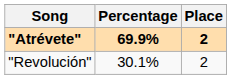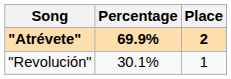(204, 62) 2 -> (204, 62) 1
